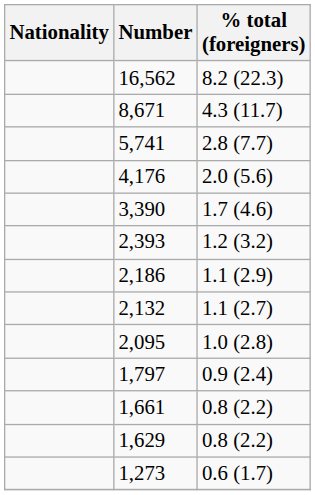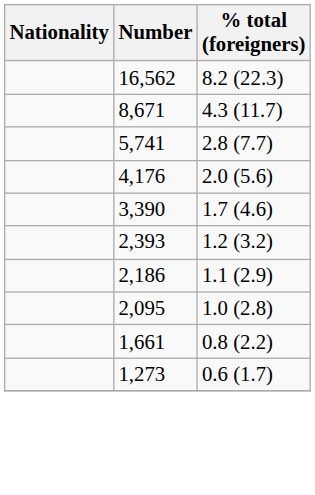- row: (142, 308)
- row: (142, 374)
- row: (142, 440)
